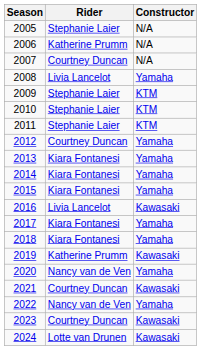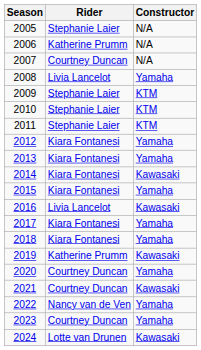(88, 142) Courtney Duncan -> (84, 142) Kiara Fontanesi
(154, 175) Yamaha -> (158, 175) Kawasaki
(89, 272) Nancy van de Ven -> (88, 272) Courtney Duncan
(158, 321) Kawasaki -> (154, 321) Yamaha
